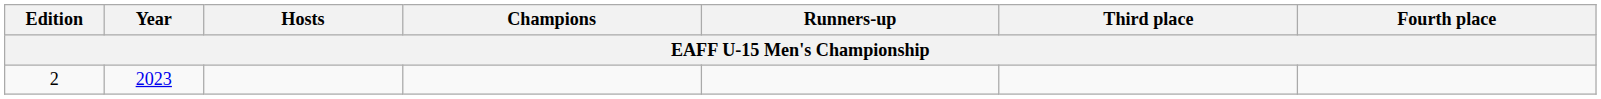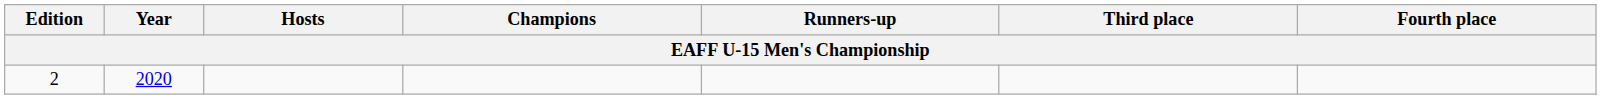(154, 79) 2023 -> (154, 79) 2020
